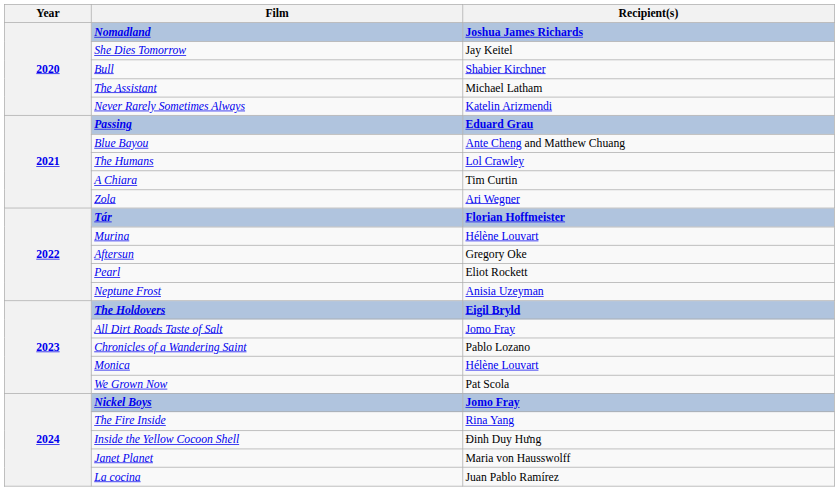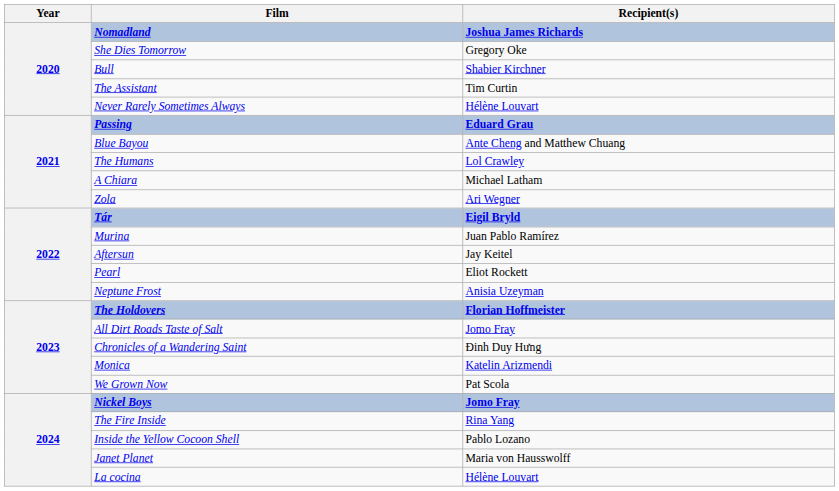(489, 50) Jay Keitel -> (496, 50) Gregory Oke
(504, 87) Michael Latham -> (491, 87) Tim Curtin
(509, 106) Katelin Arizmendi -> (502, 106) Hélène Louvart
(491, 180) Tim Curtin -> (504, 180) Michael Latham
(515, 217) Florian Hoffmeister -> (493, 217) Eigil Bryld
(502, 236) Hélène Louvart -> (512, 236) Juan Pablo Ramírez
(496, 254) Gregory Oke -> (489, 254) Jay Keitel
(493, 310) Eigil Bryld -> (515, 310) Florian Hoffmeister
(498, 347) Pablo Lozano -> (503, 347) Ðinh Duy Hưng
(502, 365) Hélène Louvart -> (509, 365) Katelin Arizmendi
(503, 439) Ðinh Duy Hưng -> (498, 439) Pablo Lozano
(512, 476) Juan Pablo Ramírez -> (502, 476) Hélène Louvart
